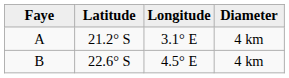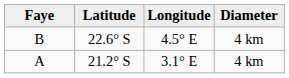rows swapped: (39, 38) <-> (39, 61)
